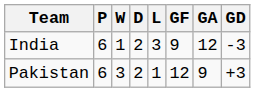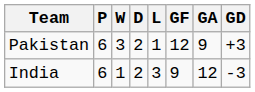rows swapped: (49, 73) <-> (34, 46)
